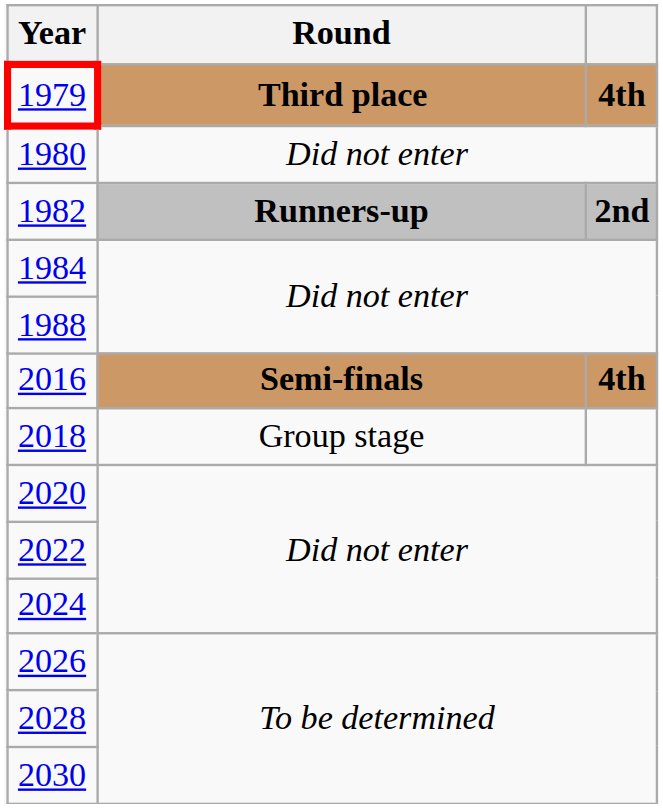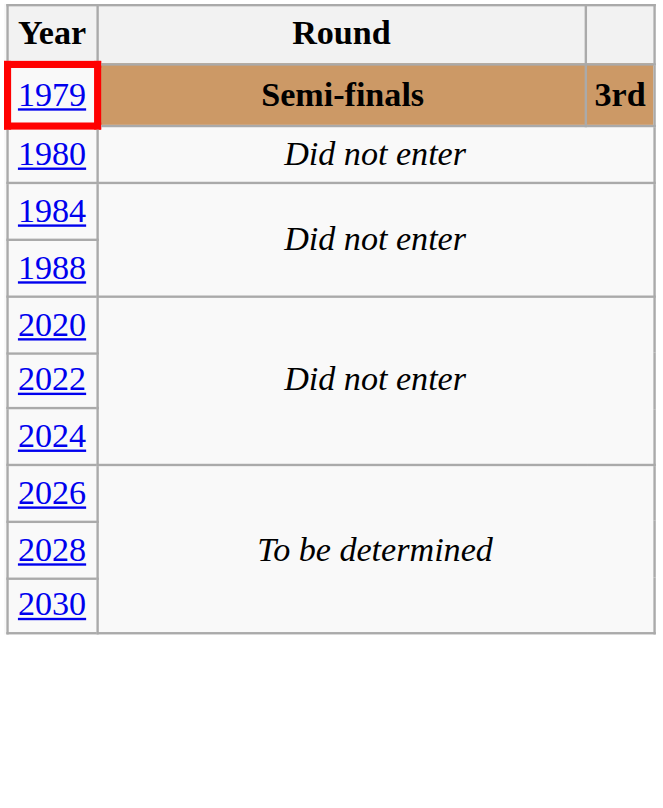(343, 94) Third place -> (343, 94) Semi-finals
(622, 94) 4th -> (620, 94) 3rd
- row: (52, 211)
- row: (52, 380)
- row: (52, 436)
